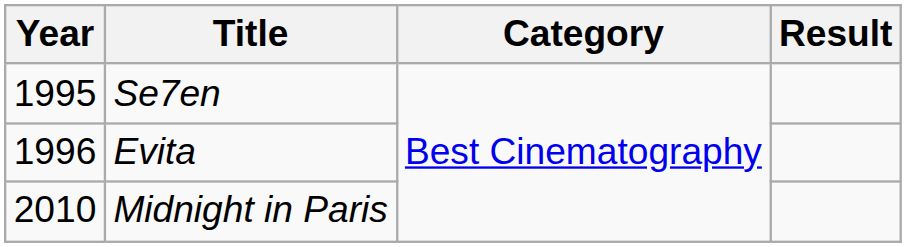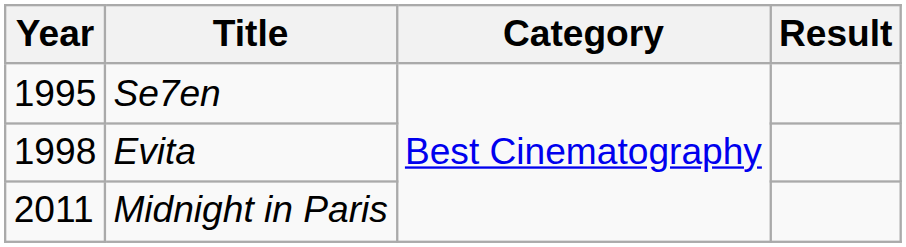(55, 151) 1996 -> (55, 151) 1998
(55, 210) 2010 -> (54, 210) 2011
